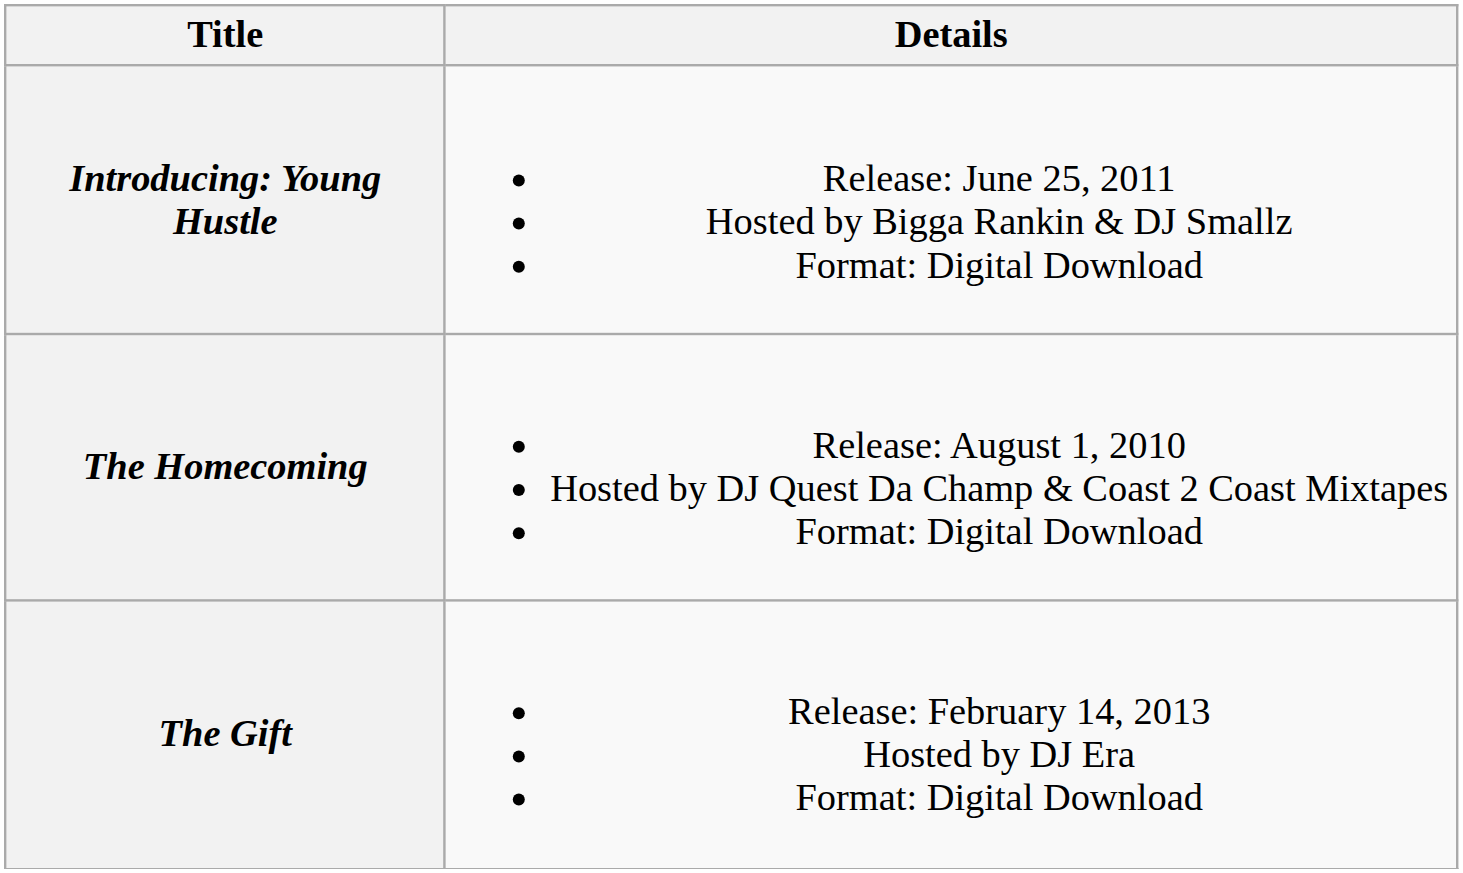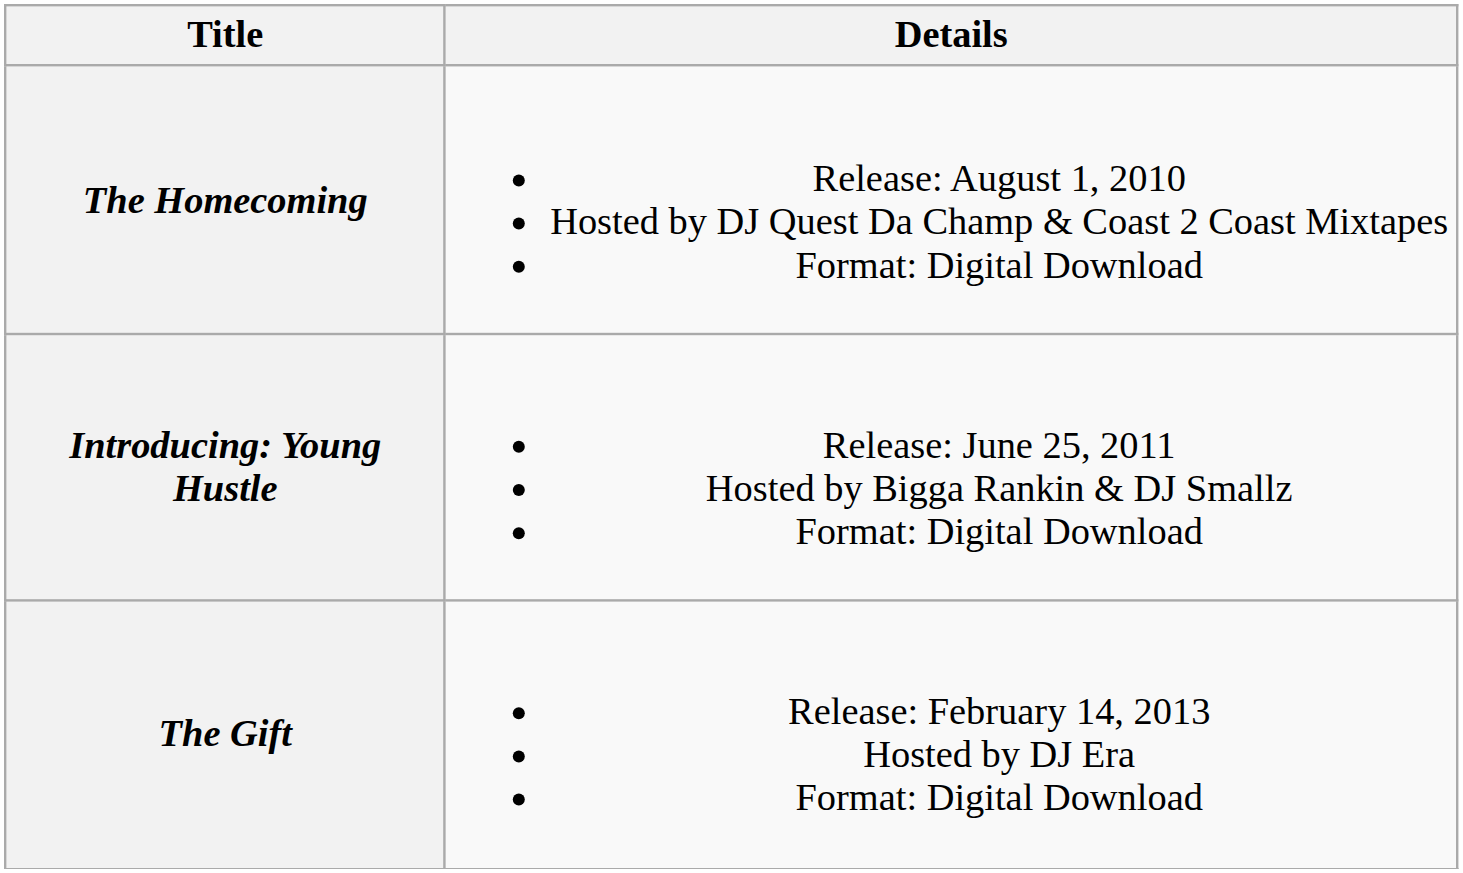rows swapped: (225, 466) <-> (225, 199)
